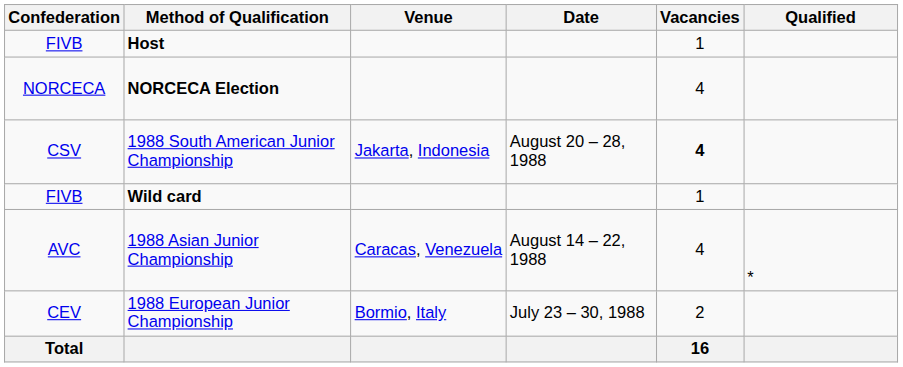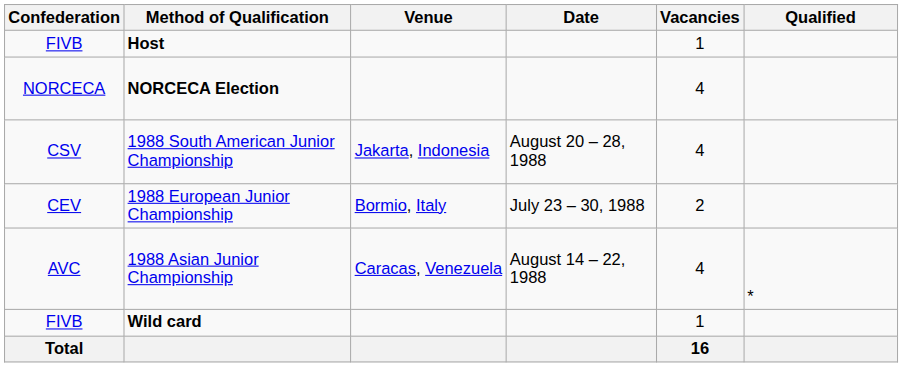(700, 151) bold -> (700, 151) normal
rows swapped: (209, 313) <-> (165, 196)
